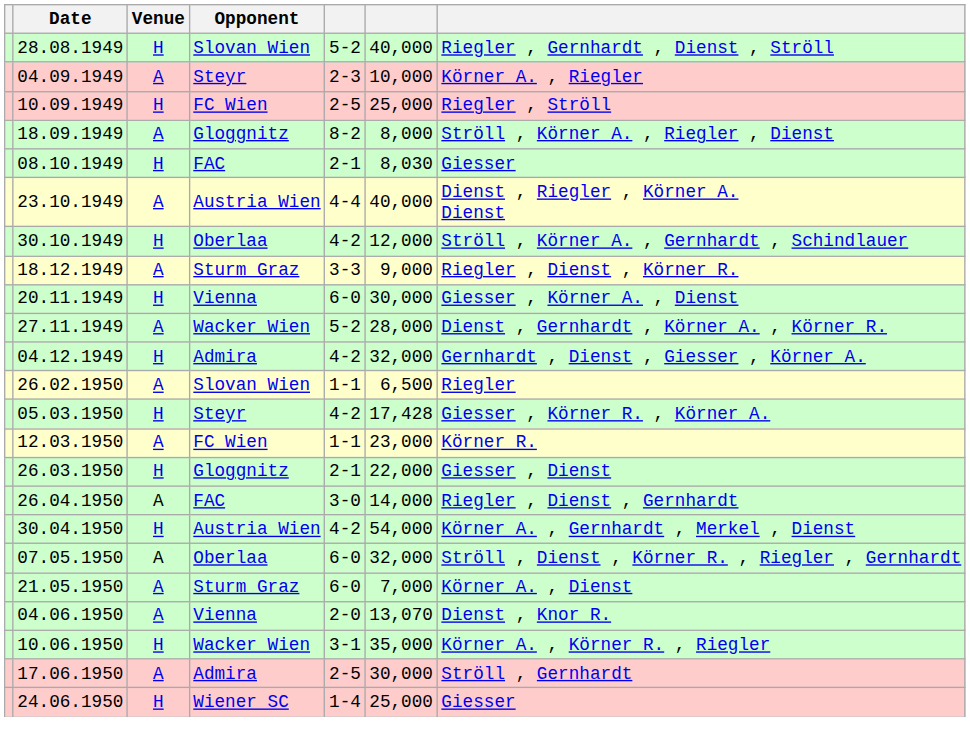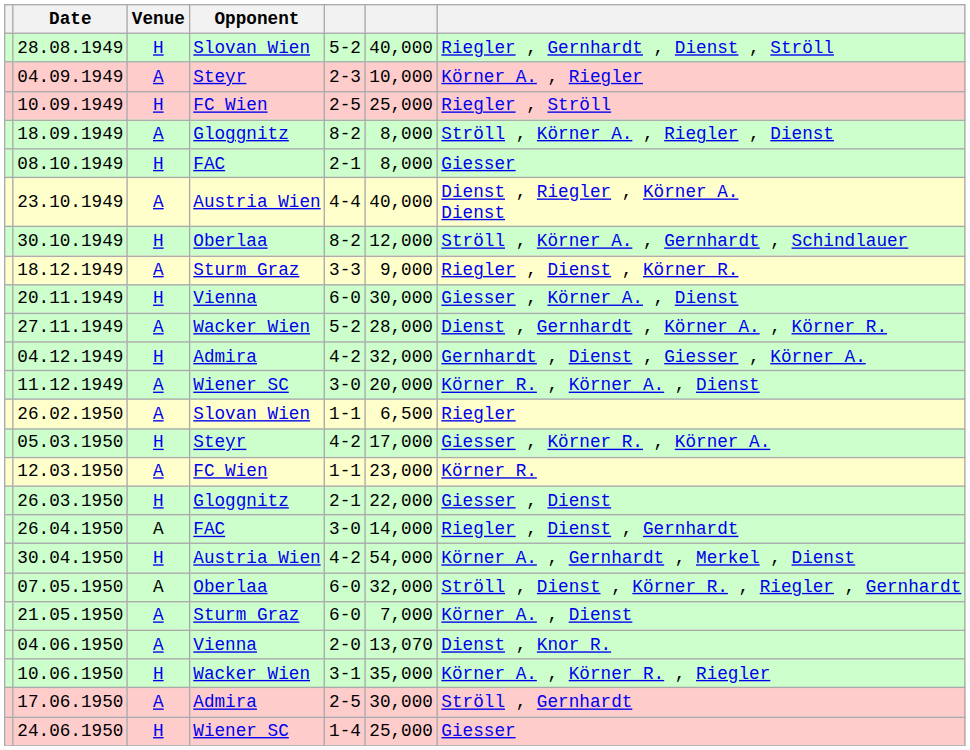(406, 163) 8,030 -> (406, 163) 8,000
(345, 241) 4-2 -> (345, 241) 8-2
+ row: (70, 385)
(401, 414) 17,428 -> (401, 443) 17,000
